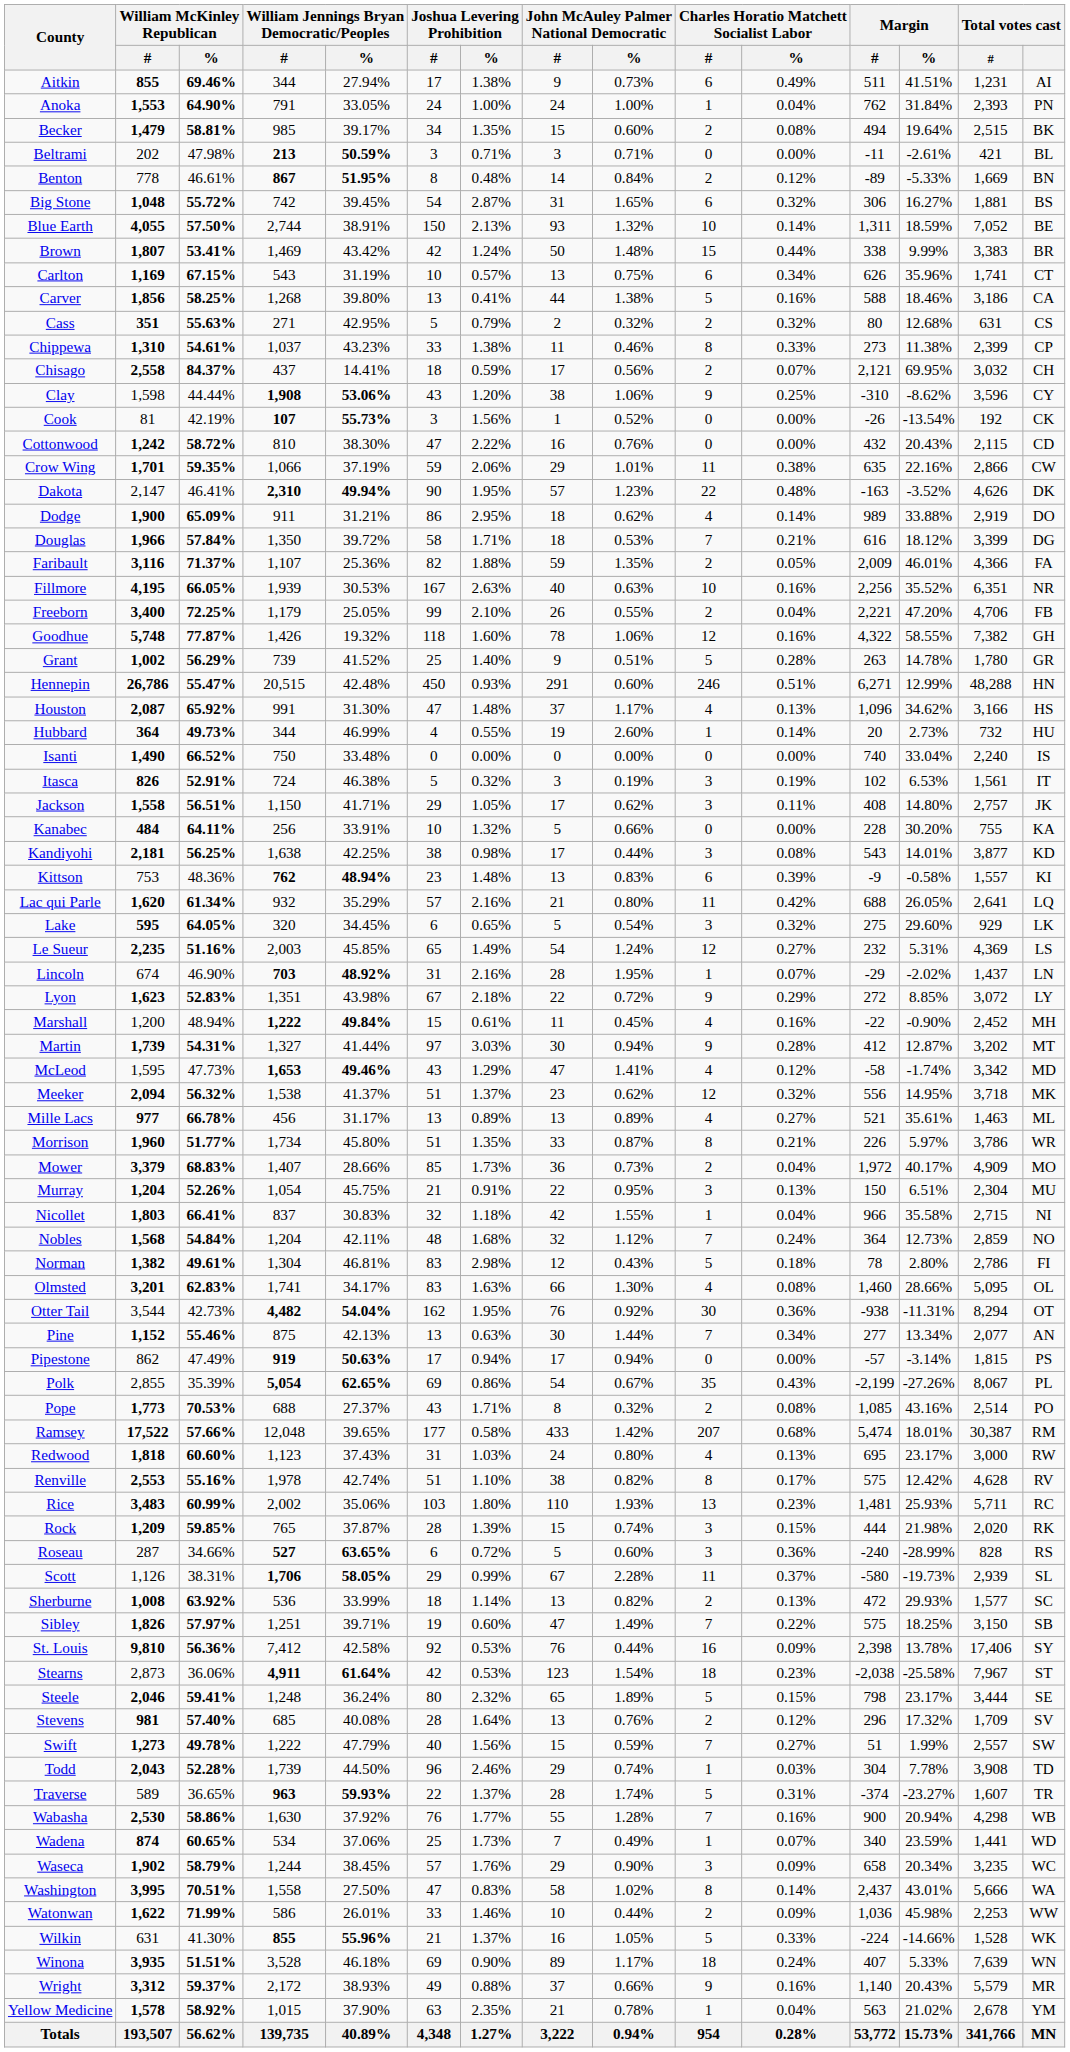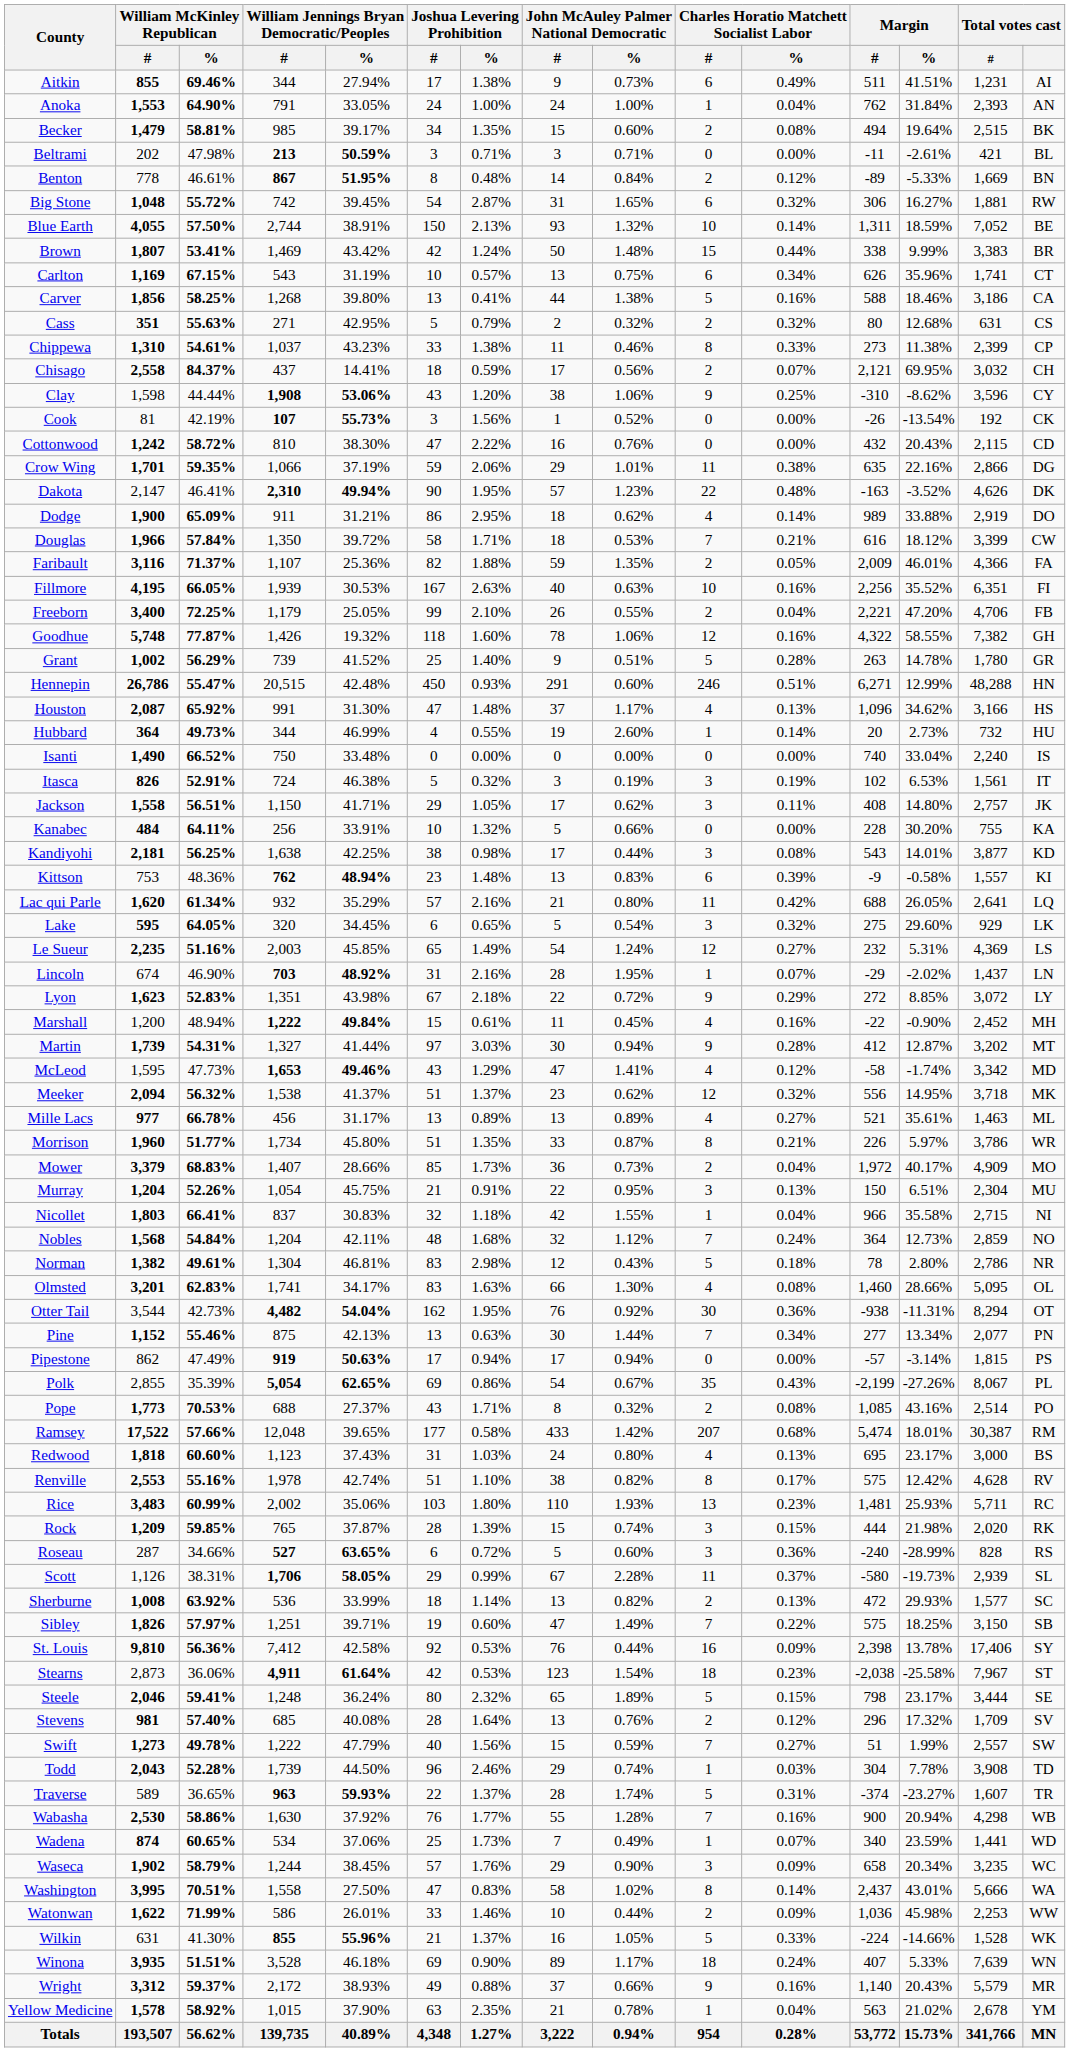(1044, 105) PN -> (1044, 105) AN
(1044, 202) BS -> (1044, 202) RW
(1044, 467) CW -> (1044, 467) DG
(1044, 539) DG -> (1044, 539) CW
(1044, 588) NR -> (1044, 588) FI
(1044, 1263) FI -> (1044, 1263) NR
(1044, 1335) AN -> (1044, 1335) PN
(1044, 1455) RW -> (1044, 1455) BS
